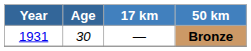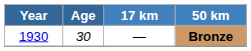(34, 36) 1931 -> (34, 36) 1930
